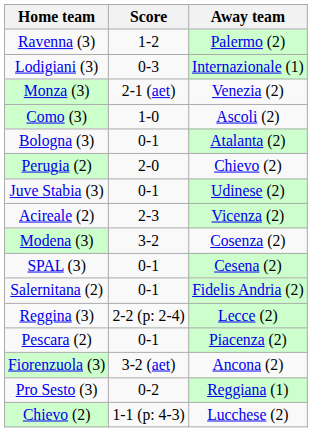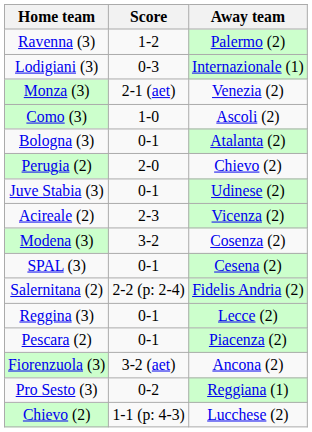(149, 290) 0-1 -> (149, 290) 2-2 (p: 2-4)
(149, 315) 2-2 (p: 2-4) -> (149, 315) 0-1
